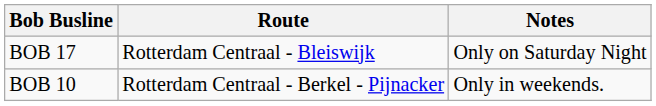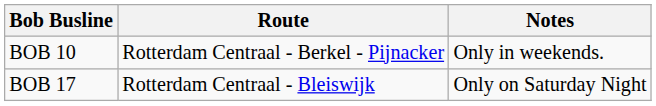rows swapped: (43, 84) <-> (43, 52)
